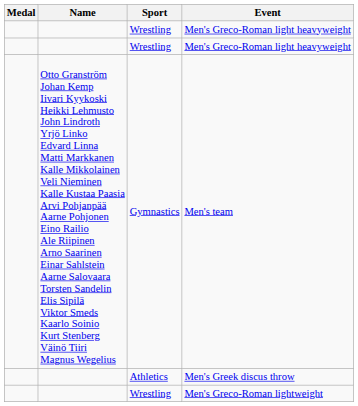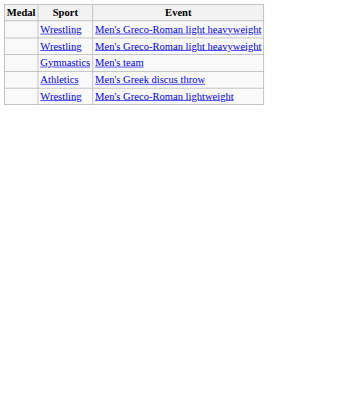- column: (83, 12)
